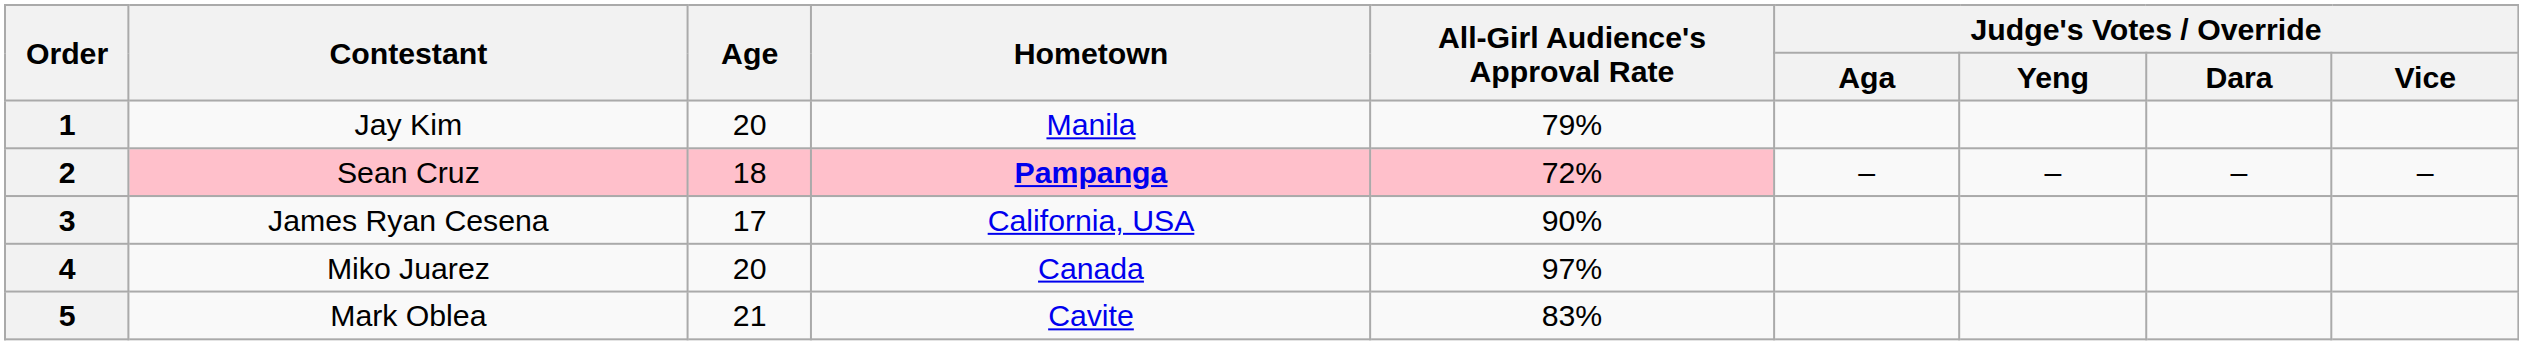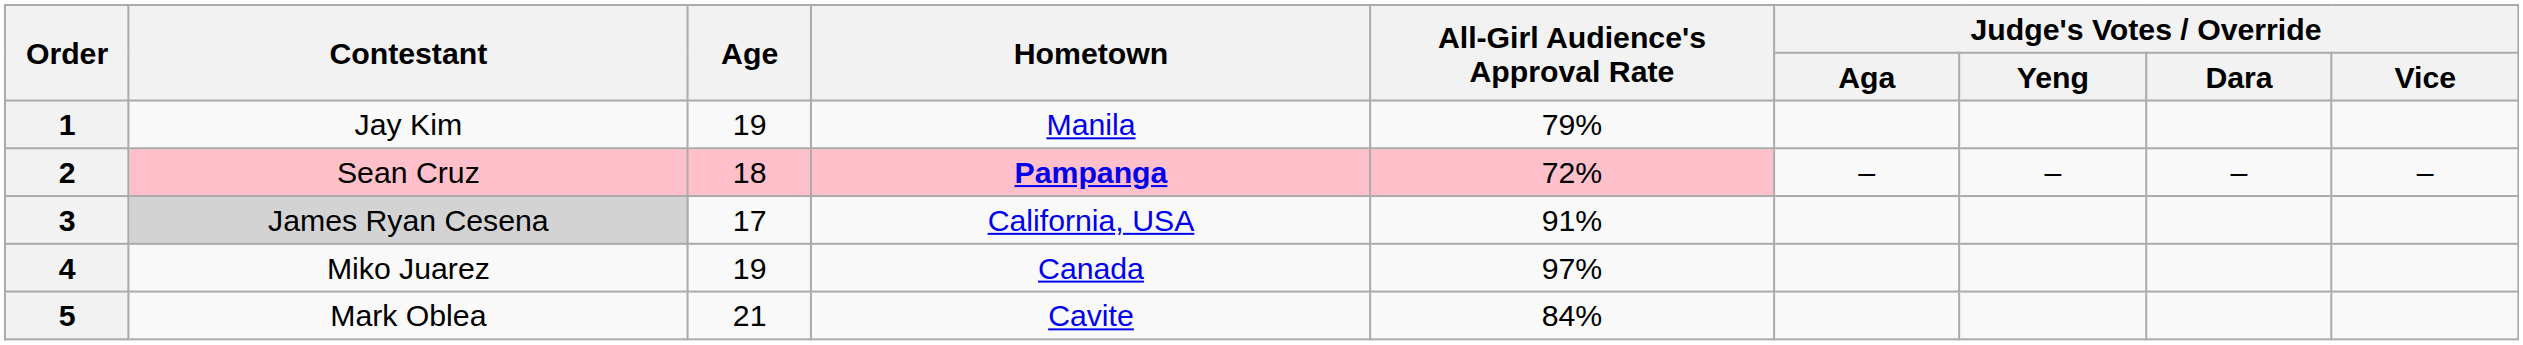(750, 125) 20 -> (750, 125) 19
(408, 221) no background -> (408, 221) lightgrey background
(1572, 221) 90% -> (1572, 221) 91%
(750, 269) 20 -> (750, 269) 19
(1572, 316) 83% -> (1572, 316) 84%
